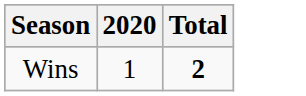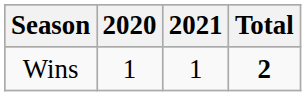+ column: (196, 25)
